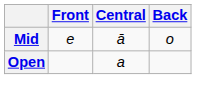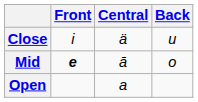+ row: (28, 39)
(70, 39) normal -> (73, 62) bold
